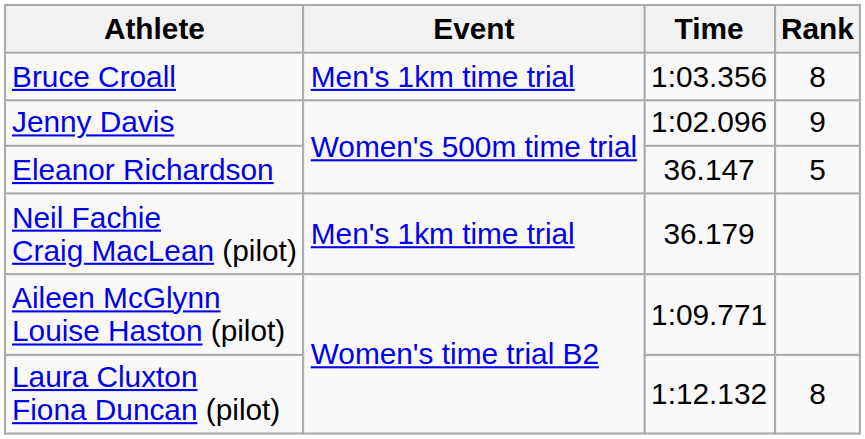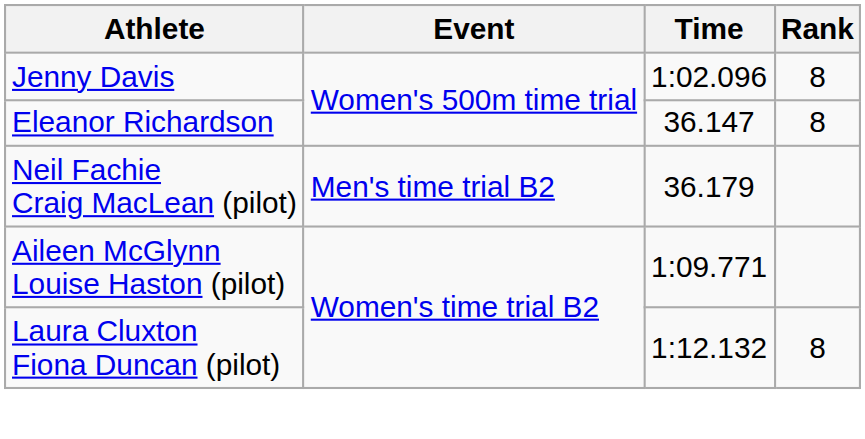- row: (94, 76)
(817, 123) 9 -> (817, 76) 8
(817, 170) 5 -> (817, 123) 8
(443, 234) Men's 1km time trial -> (433, 187) Men's time trial B2
